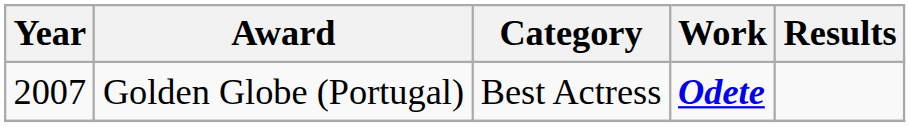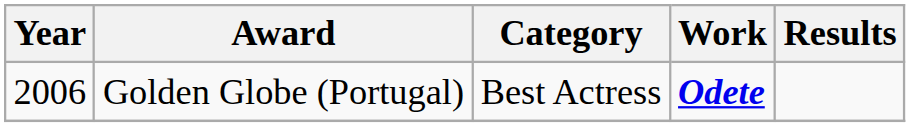(50, 90) 2007 -> (50, 90) 2006
